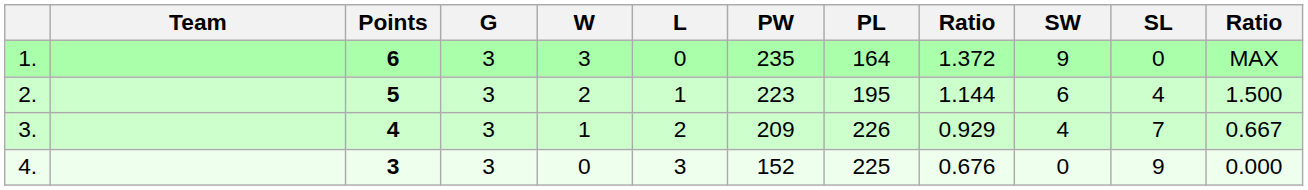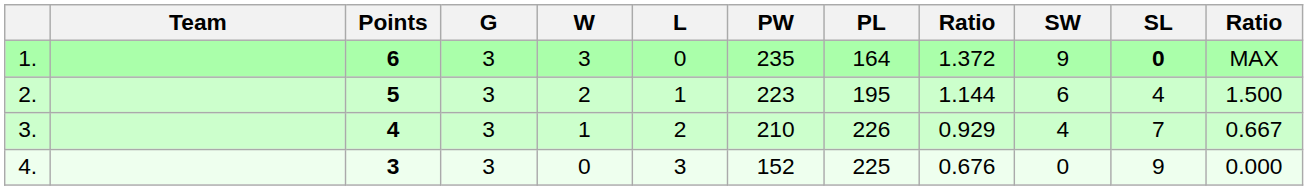(1158, 58) normal -> (1158, 58) bold
(776, 130) 209 -> (776, 130) 210
